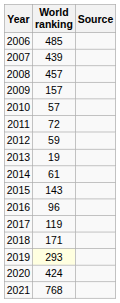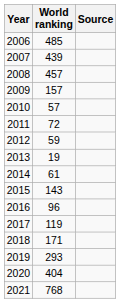(54, 257) lightyellow background -> (54, 257) no background
(54, 274) 424 -> (54, 274) 404
